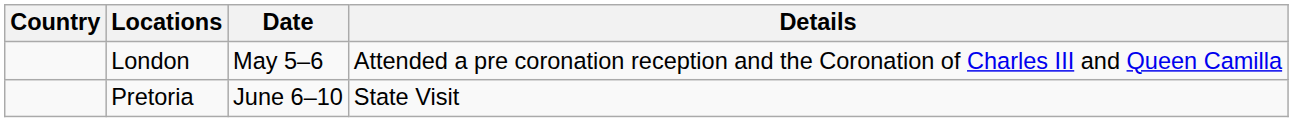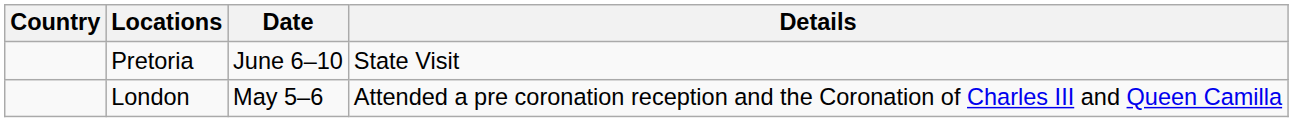rows swapped: (150, 60) <-> (152, 97)
